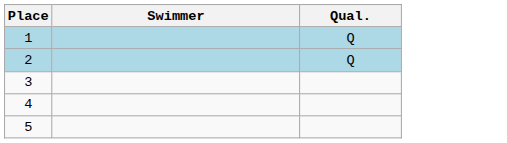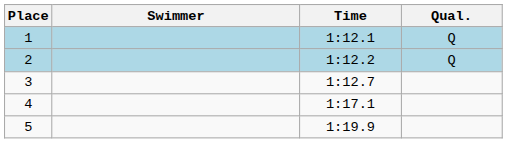+ column: (350, 16)
